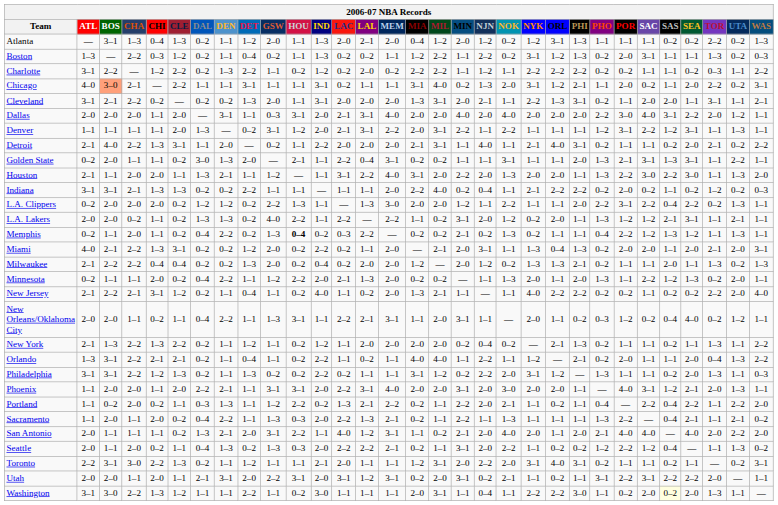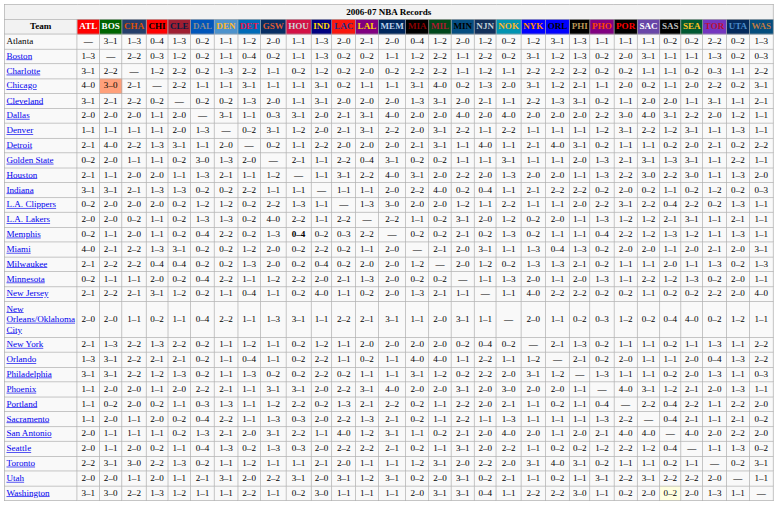(463, 493) 1–1 -> (463, 493) 3–1
